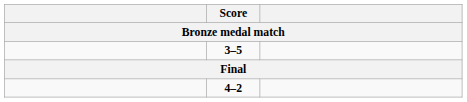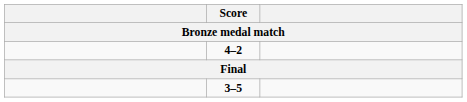rows swapped: (233, 87) <-> (233, 50)
